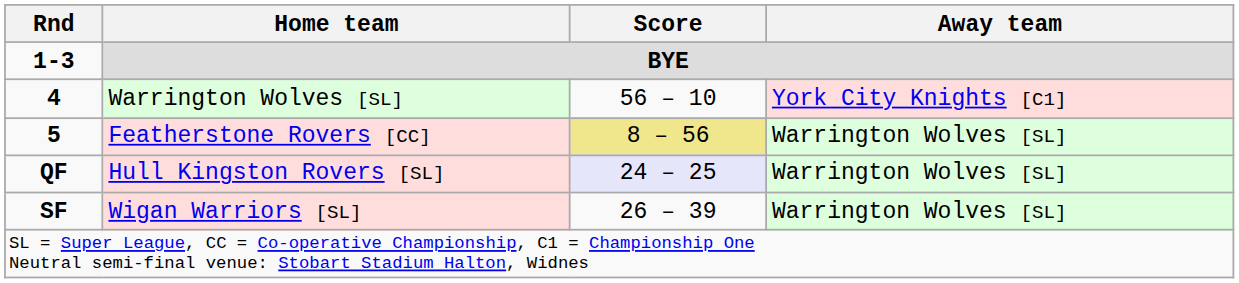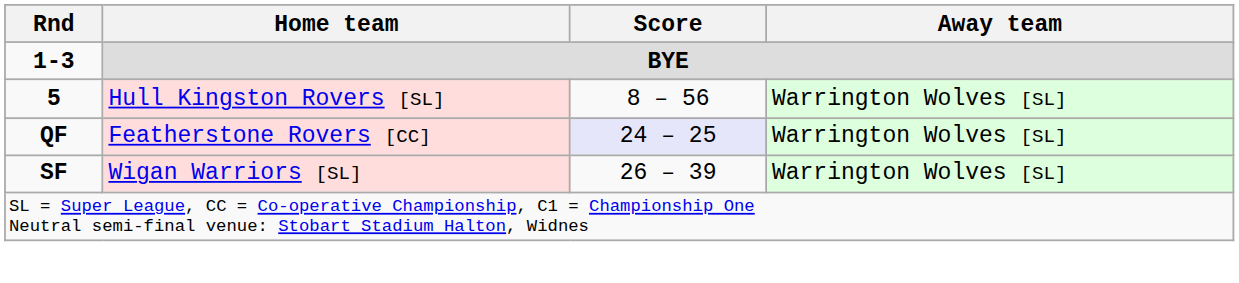- row: (54, 99)
(270, 136) Featherstone Rovers [CC] -> (276, 99) Hull Kingston Rovers [SL]
(668, 136) khaki background -> (668, 99) no background
(276, 174) Hull Kingston Rovers [SL] -> (270, 136) Featherstone Rovers [CC]
